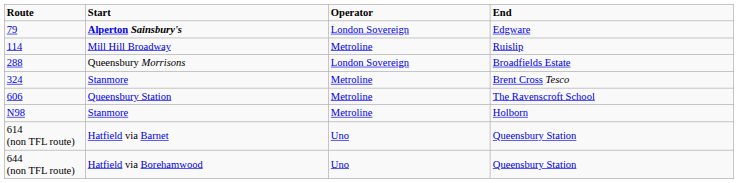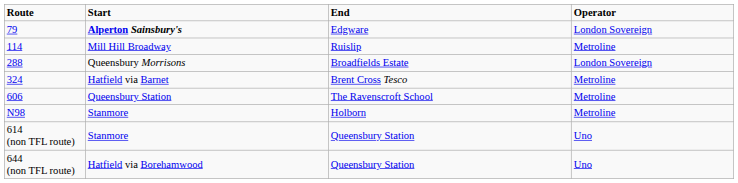columns swapped: (502, 12) <-> (352, 12)
(108, 79) Stanmore -> (128, 79) Hatfield via Barnet
(128, 136) Hatfield via Barnet -> (108, 136) Stanmore
